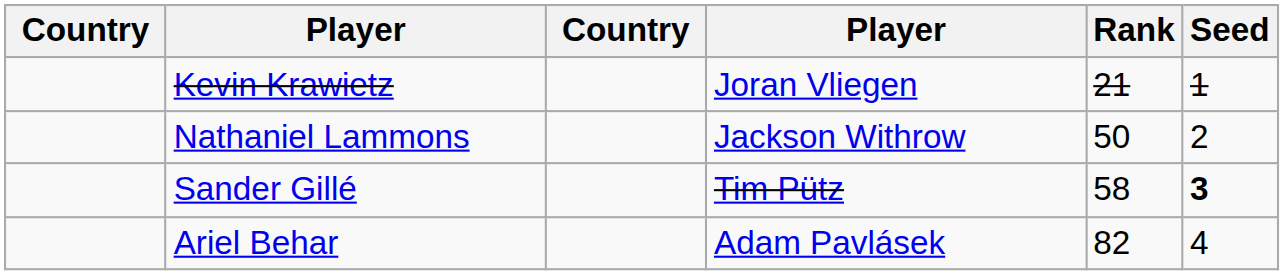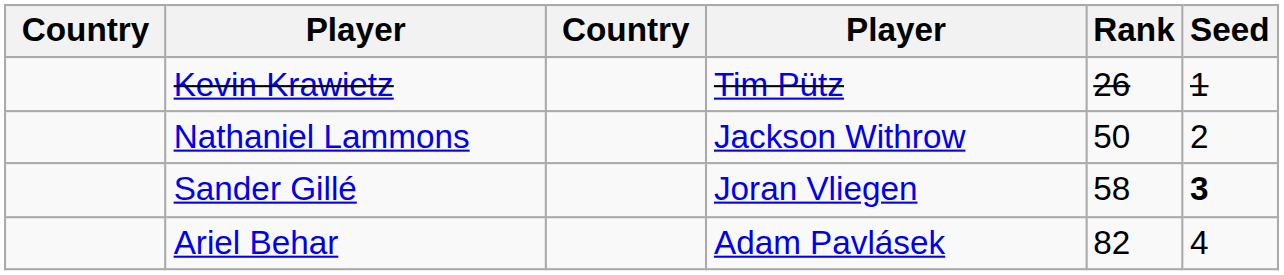(816, 83) Joran Vliegen -> (779, 83) Tim Pütz
(1112, 83) 21 -> (1112, 83) 26
(779, 189) Tim Pütz -> (816, 189) Joran Vliegen
